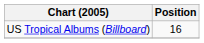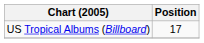(176, 29) 16 -> (176, 29) 17
